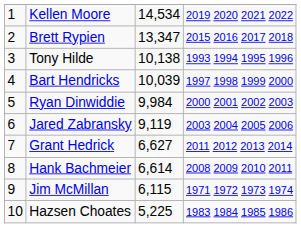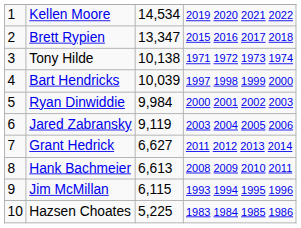(240, 59) 1993 1994 1995 1996 -> (240, 59) 1971 1972 1973 1974
(155, 168) 6,614 -> (155, 168) 6,613
(240, 190) 1971 1972 1973 1974 -> (240, 190) 1993 1994 1995 1996
